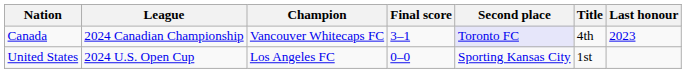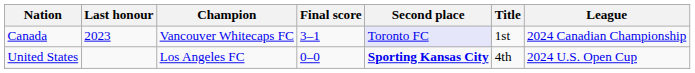columns swapped: (164, 15) <-> (644, 15)
(585, 36) 4th -> (502, 36) 1st
(514, 57) normal -> (428, 57) bold
(585, 57) 1st -> (503, 57) 4th
